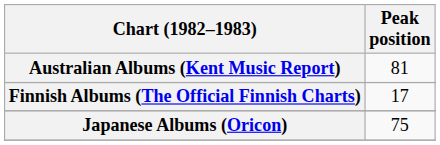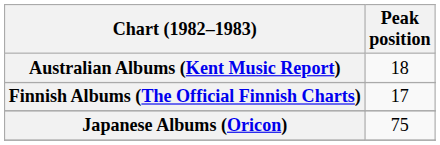(400, 67) 81 -> (400, 67) 18
